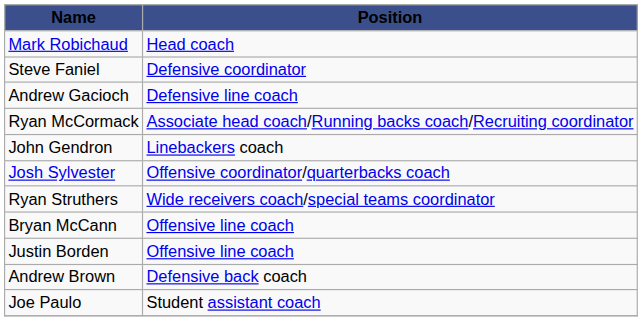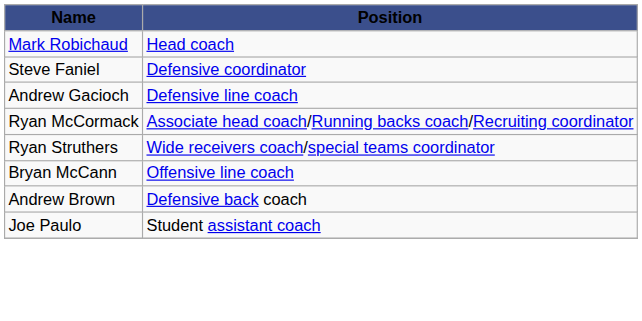- row: (60, 148)
- row: (62, 174)
- row: (59, 251)
